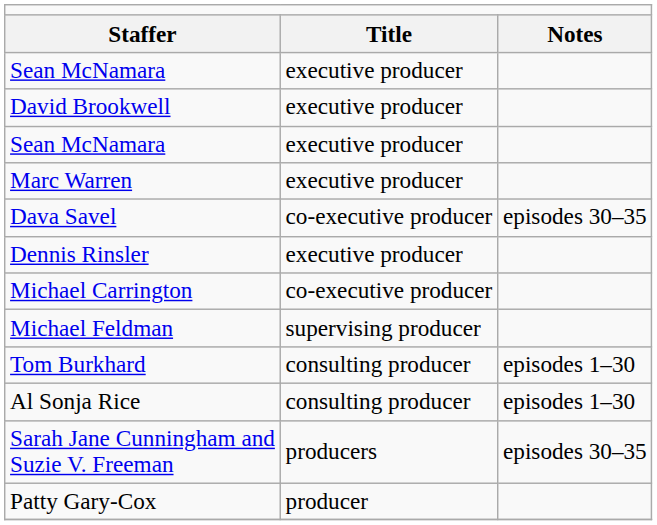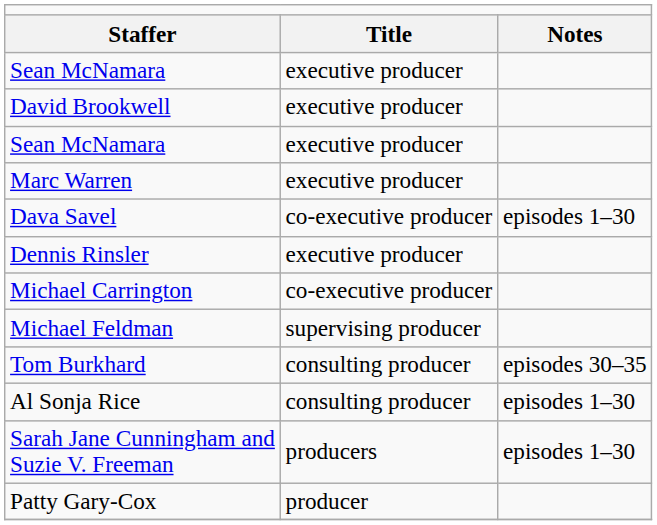(575, 217) episodes 30–35 -> (569, 217) episodes 1–30
(569, 364) episodes 1–30 -> (575, 364) episodes 30–35
(575, 451) episodes 30–35 -> (569, 451) episodes 1–30
